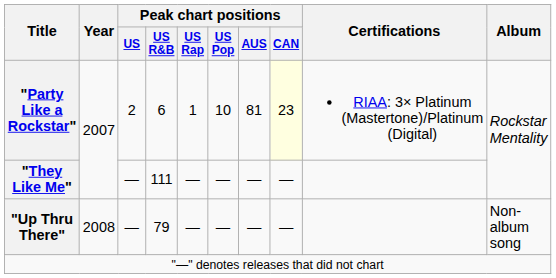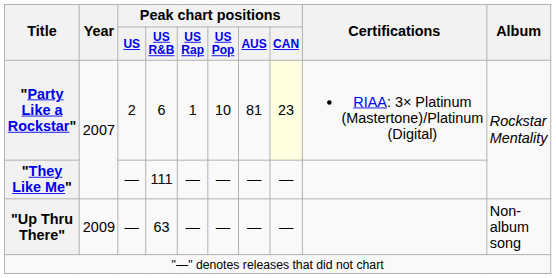(99, 226) 2008 -> (99, 226) 2009
(161, 226) 79 -> (161, 226) 63
